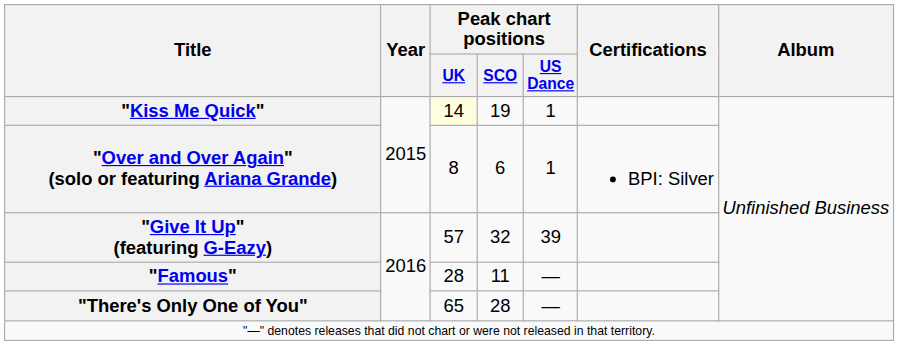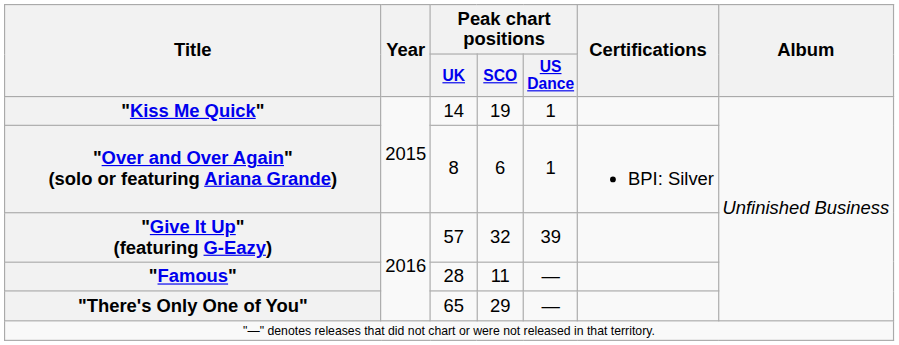(454, 110) lightyellow background -> (454, 110) no background
(500, 305) 28 -> (500, 305) 29
